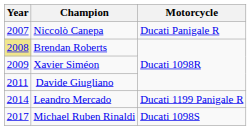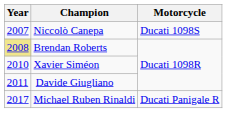(180, 30) Ducati Panigale R -> (170, 30) Ducati 1098S
(18, 64) 2009 -> (18, 64) 2010
- row: (72, 99)
(170, 116) Ducati 1098S -> (180, 99) Ducati Panigale R
